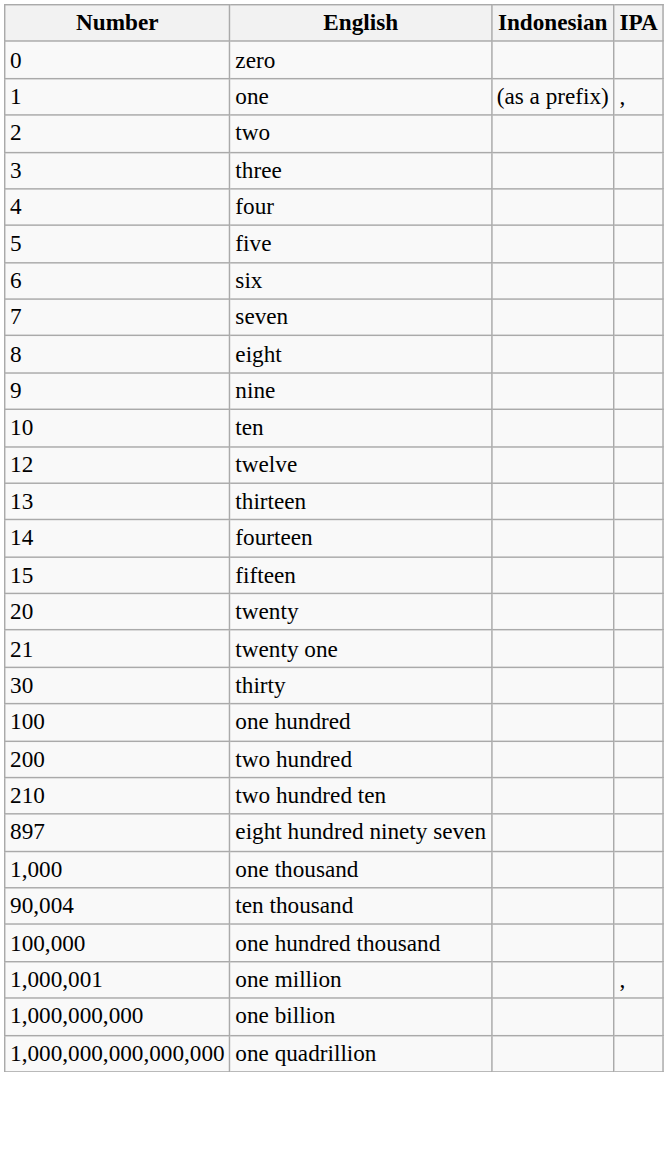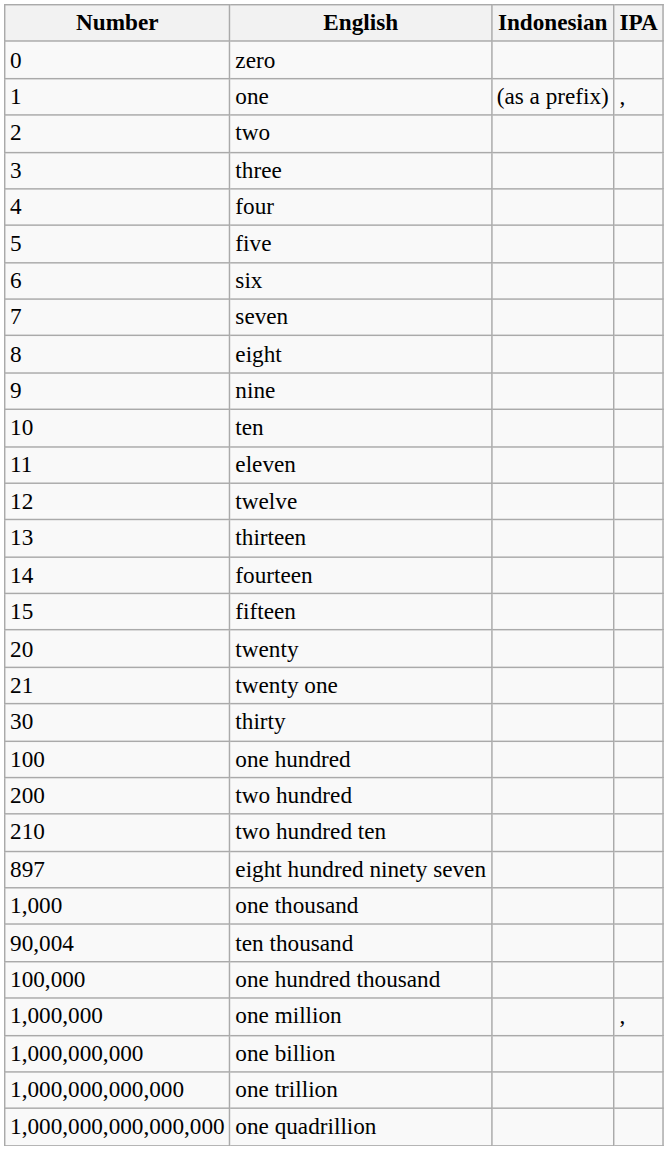+ row: (266, 464)
(56, 979) 1,000,001 -> (56, 1016) 1,000,000
+ row: (287, 1089)
